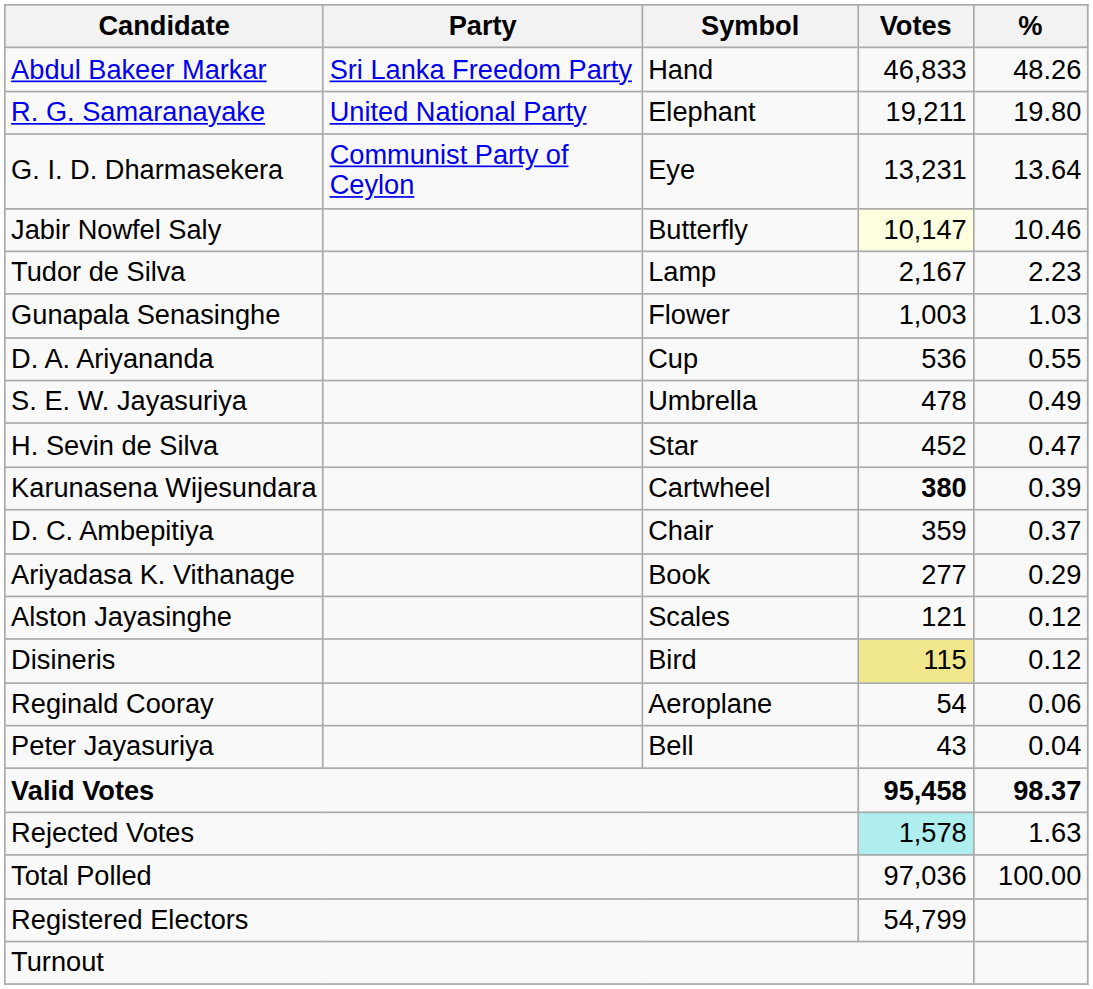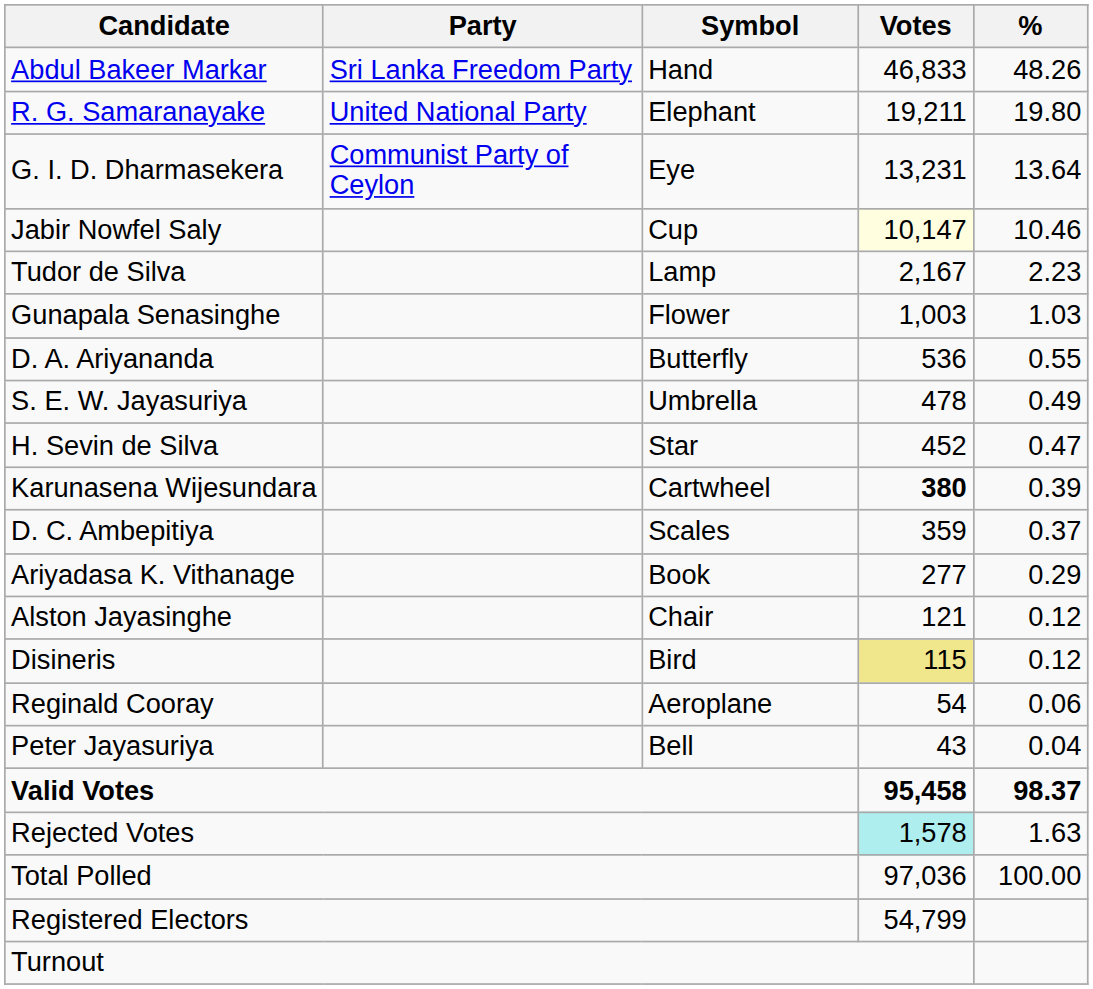(698, 229) Butterfly -> (673, 229) Cup
(673, 358) Cup -> (698, 358) Butterfly
(681, 531) Chair -> (689, 531) Scales
(689, 617) Scales -> (681, 617) Chair
